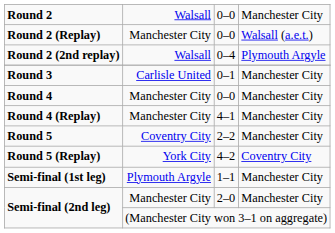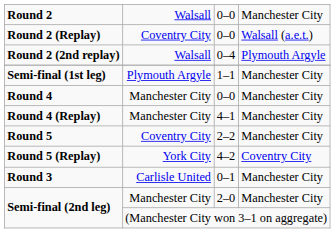(170, 35) Manchester City -> (176, 35) Coventry City
rows swapped: (30, 75) <-> (56, 177)
